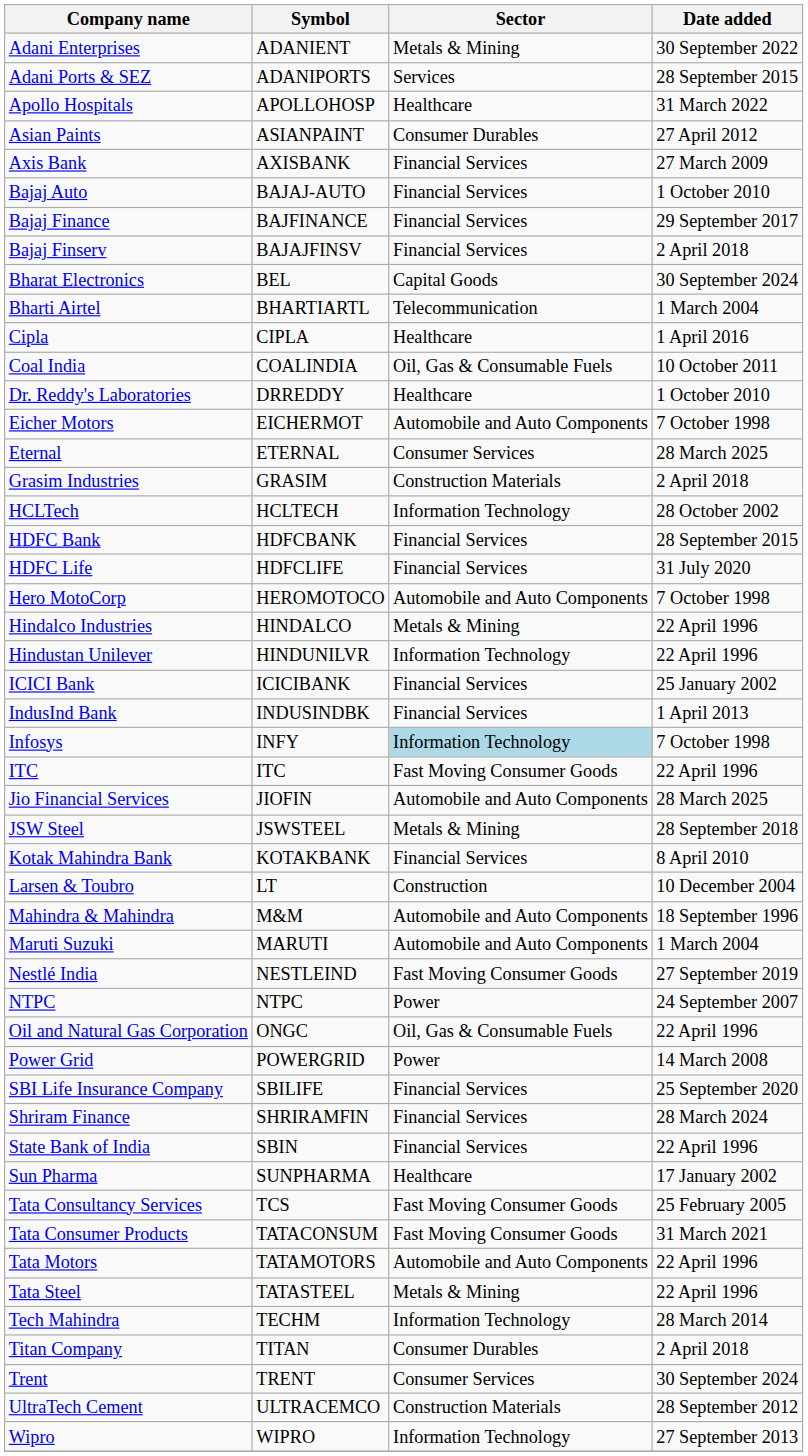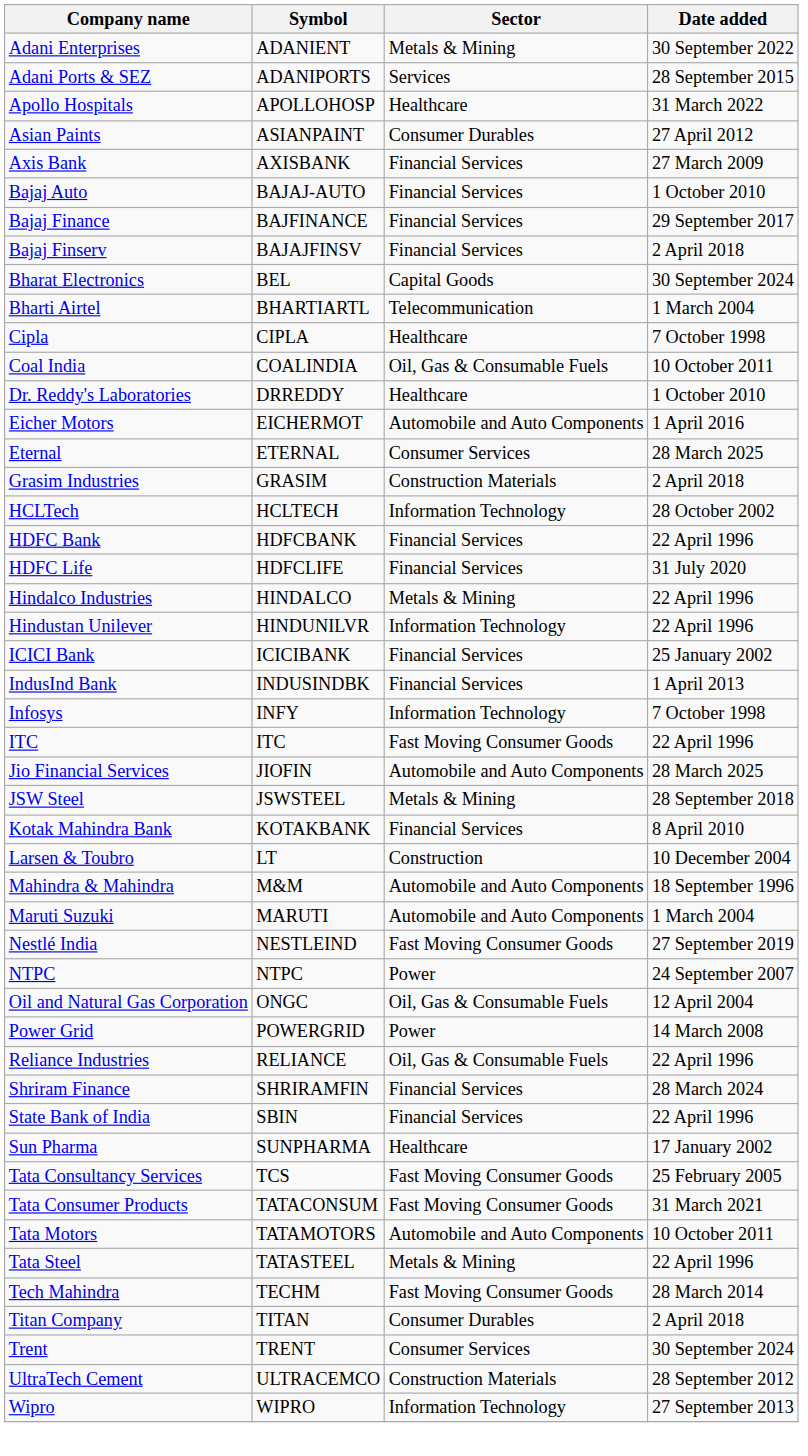(702, 337) 1 April 2016 -> (709, 337) 7 October 1998
(713, 423) 7 October 1998 -> (698, 423) 1 April 2016
(727, 539) 28 September 2015 -> (703, 539) 22 April 1996
- row: (67, 597)
(482, 742) lightblue background -> (477, 713) no background
(707, 1031) 22 April 1996 -> (703, 1002) 12 April 2004
+ row: (79, 1060)
- row: (116, 1089)
(707, 1262) 22 April 1996 -> (713, 1233) 10 October 2011
(482, 1320) Information Technology -> (501, 1291) Fast Moving Consumer Goods
